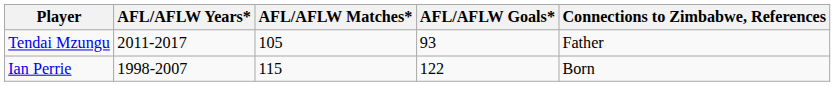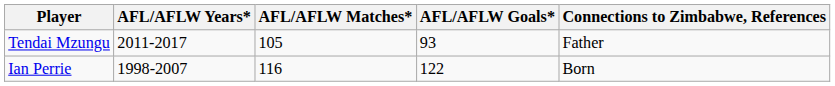(270, 68) 115 -> (270, 68) 116
